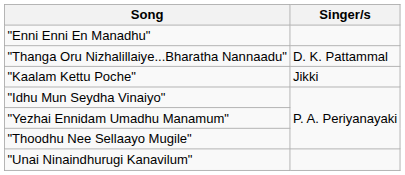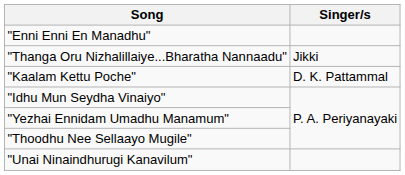(340, 56) D. K. Pattammal -> (306, 56) Jikki
(306, 77) Jikki -> (340, 77) D. K. Pattammal
